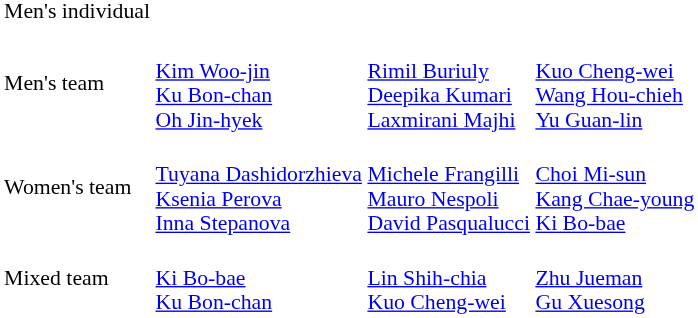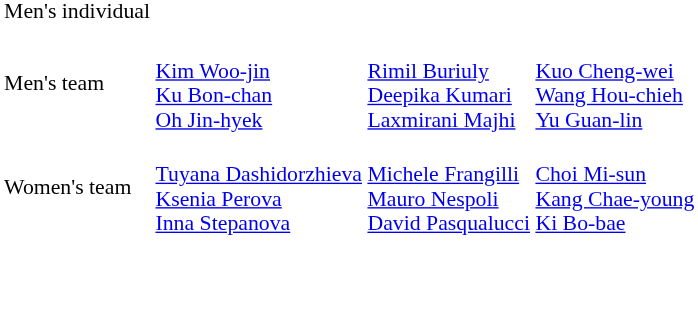- row: (56, 277)
